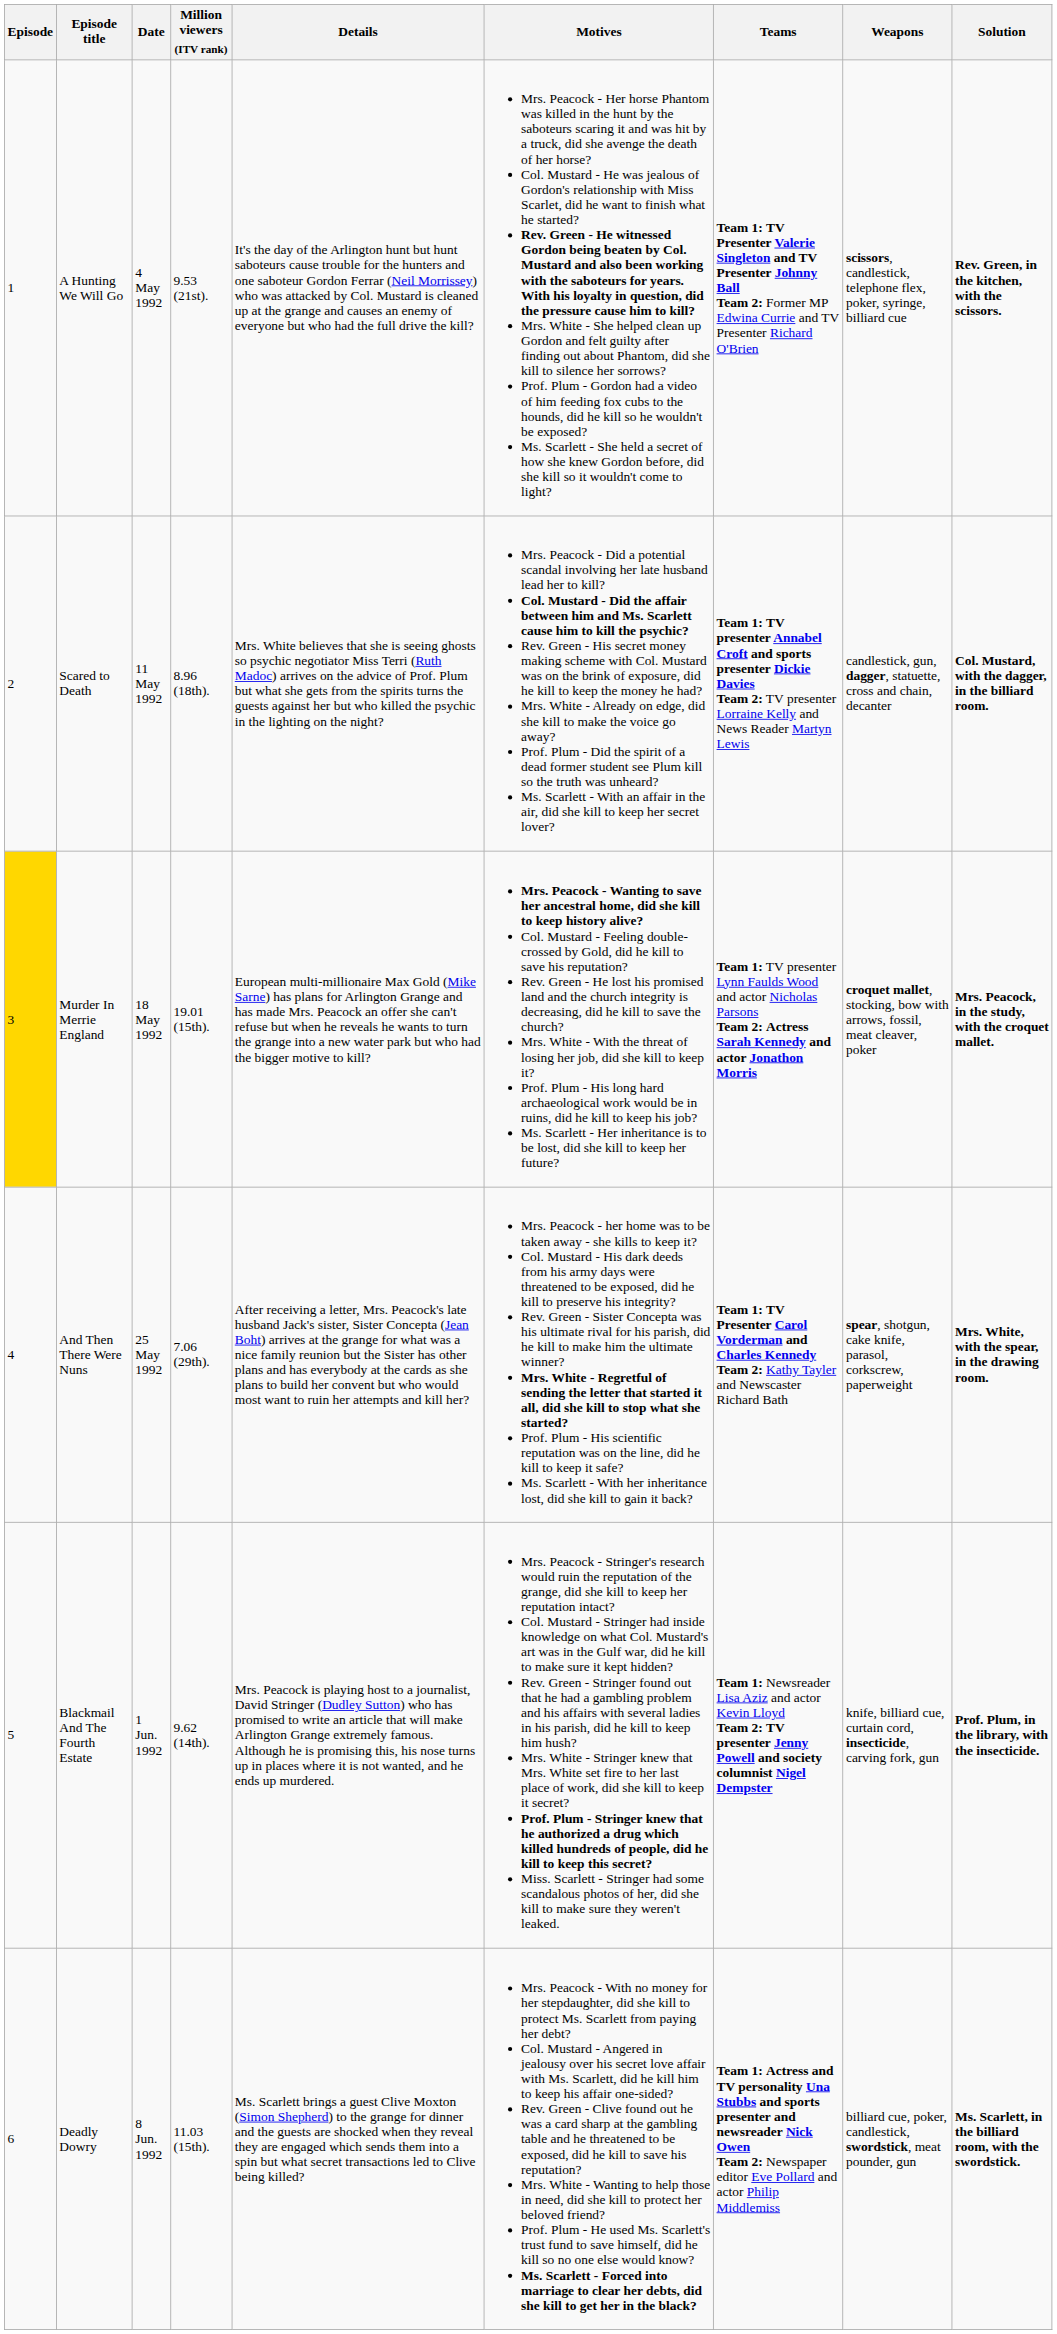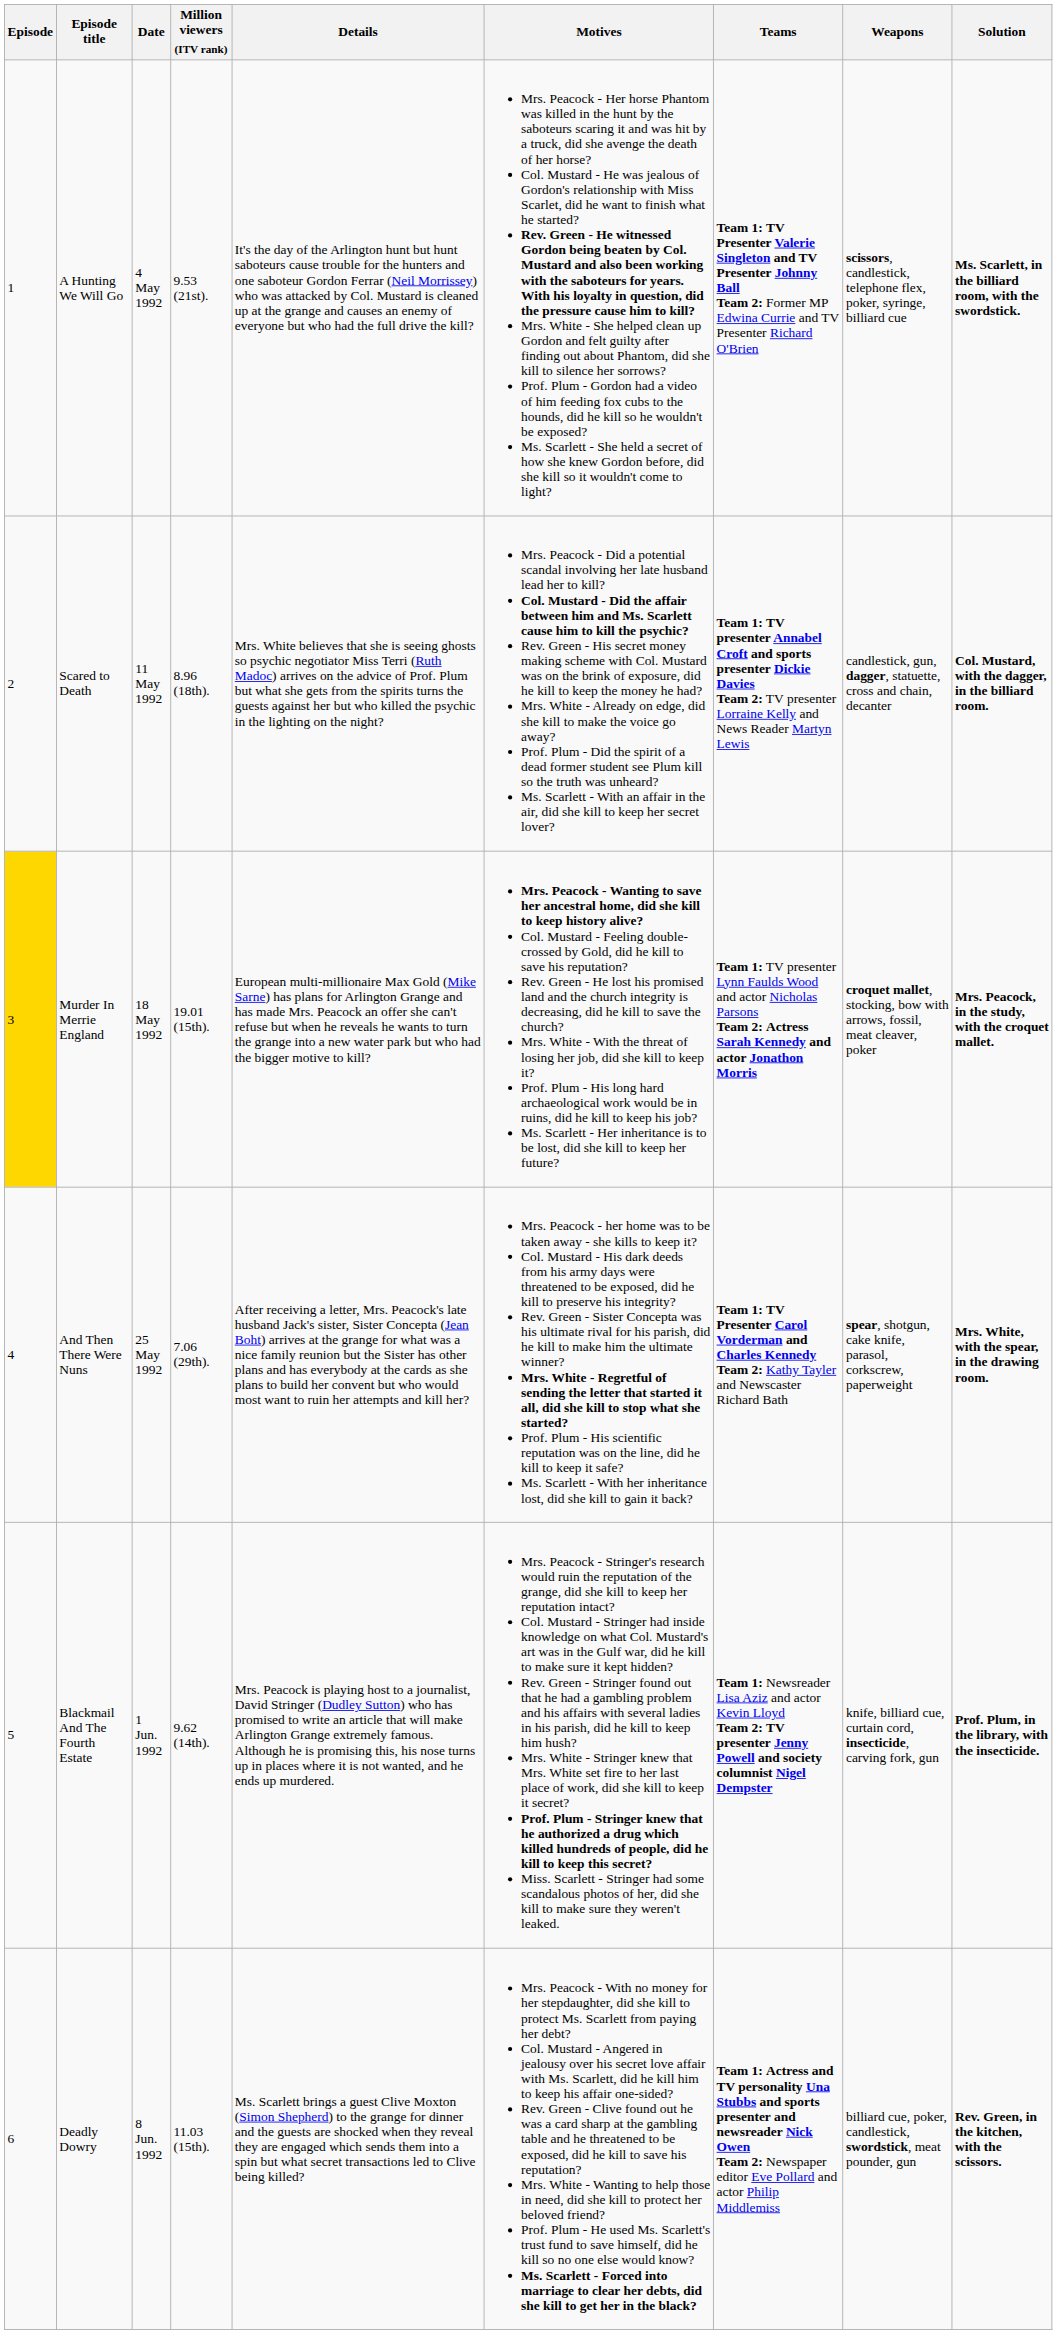(996, 287) Rev. Green, in the kitchen, with the scissors. -> (999, 287) Ms. Scarlett, in the billiard room, with the swordstick.
(999, 2139) Ms. Scarlett, in the billiard room, with the swordstick. -> (996, 2139) Rev. Green, in the kitchen, with the scissors.
